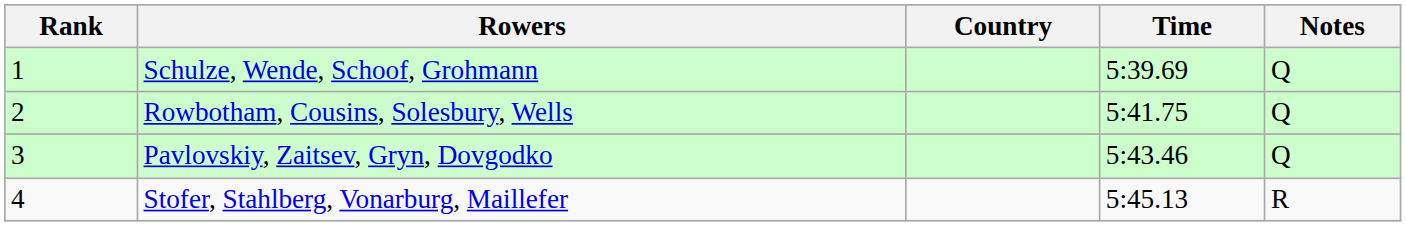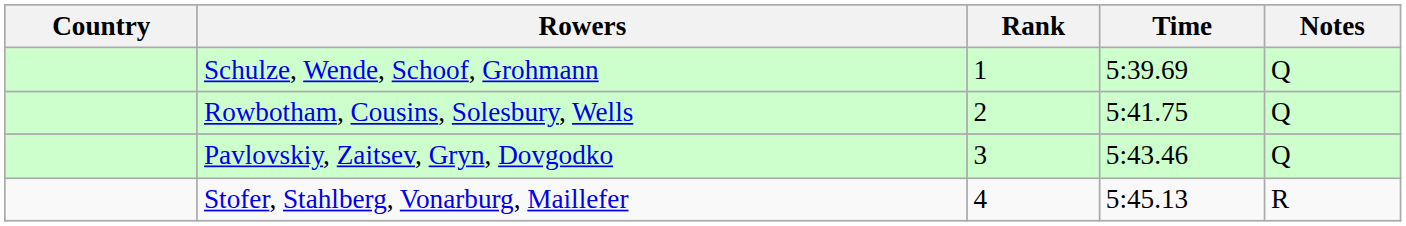columns swapped: (71, 26) <-> (1003, 26)
